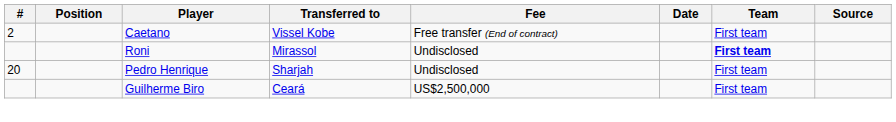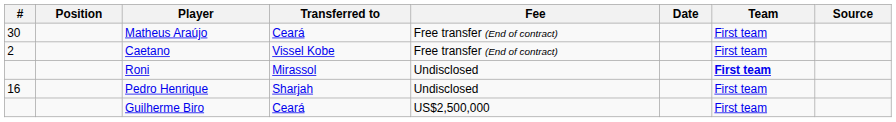+ row: (166, 33)
(14, 70) 20 -> (14, 89) 16
